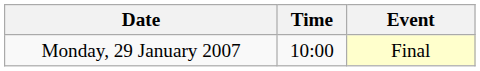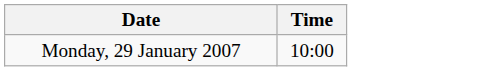- column: (411, 19)
